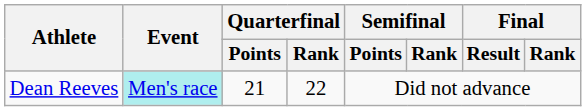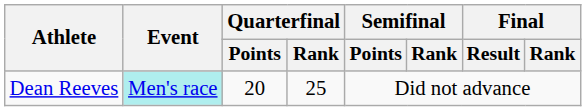(255, 88) 21 -> (255, 88) 20
(316, 88) 22 -> (316, 88) 25
